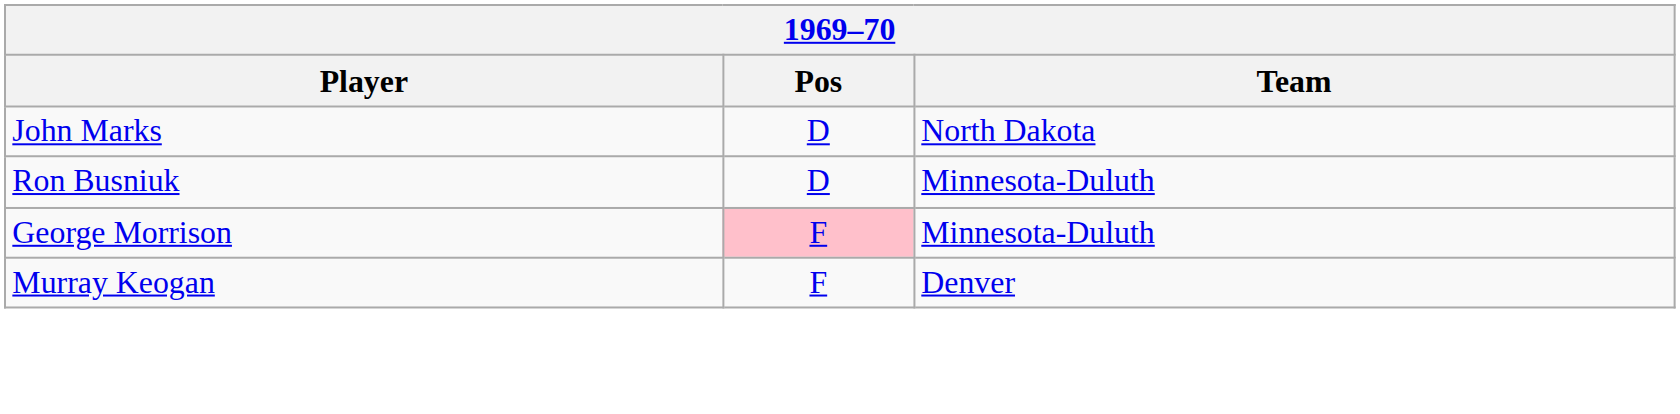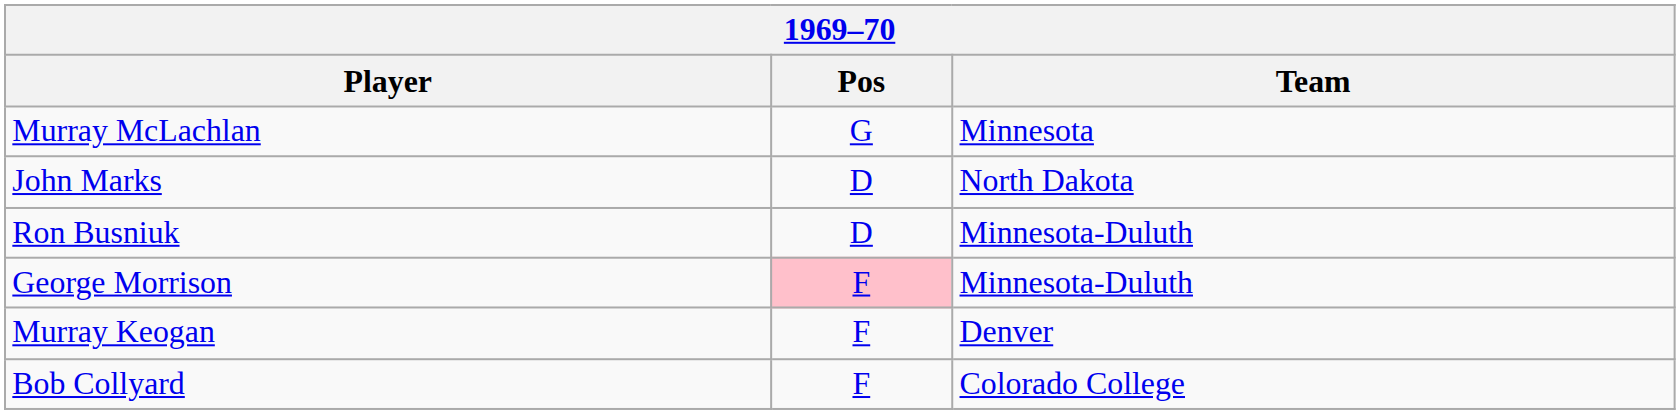+ row: (137, 130)
+ row: (99, 383)
